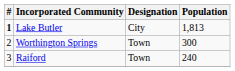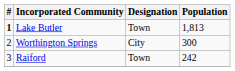(136, 27) City -> (139, 27) Town
(139, 43) Town -> (136, 43) City
(189, 58) 240 -> (189, 58) 242
